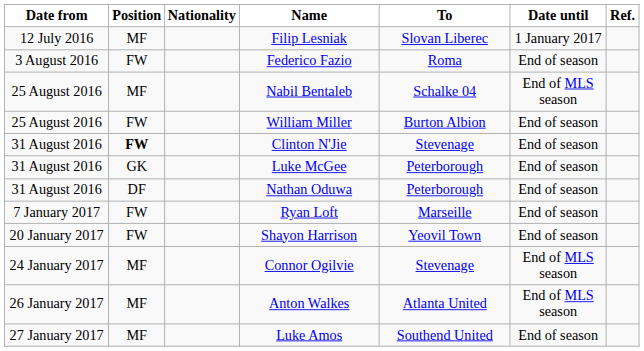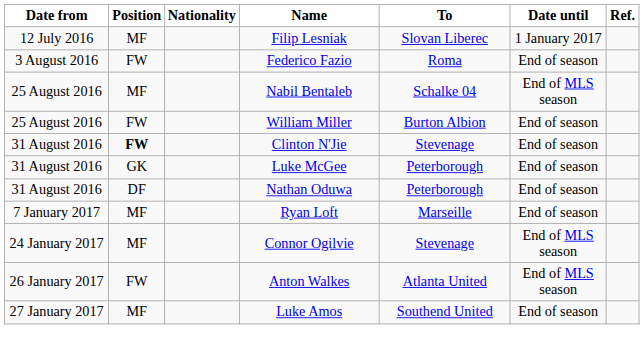(137, 212) FW -> (137, 212) MF
- row: (309, 235)
(137, 304) MF -> (137, 281) FW
